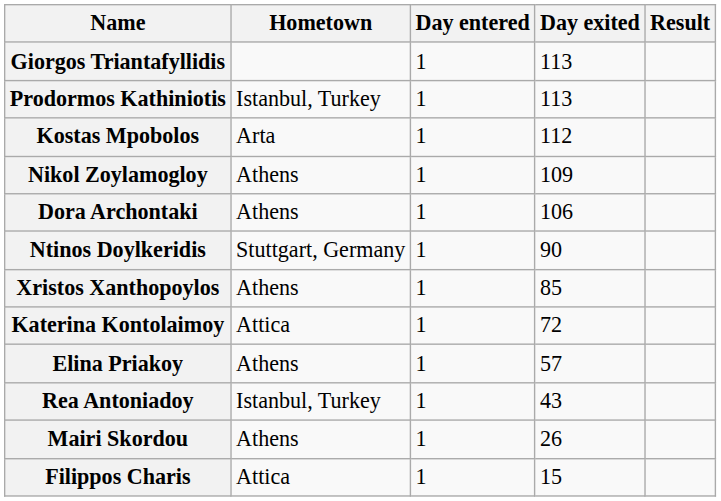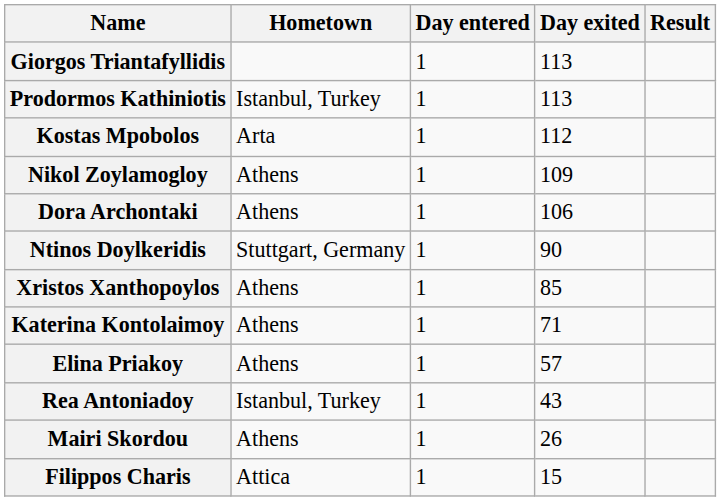(263, 325) Attica -> (267, 325) Athens
(551, 325) 72 -> (551, 325) 71
